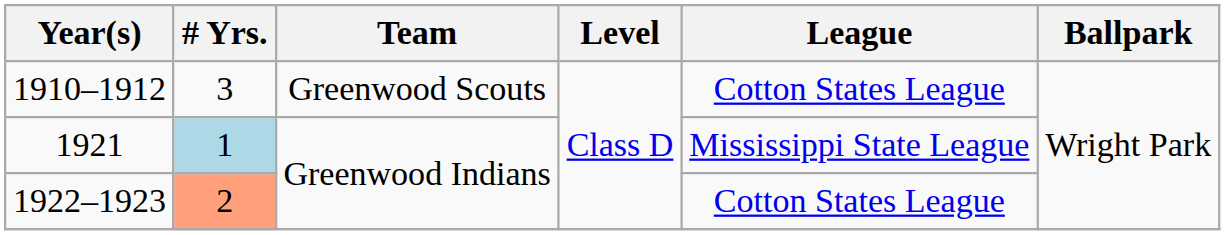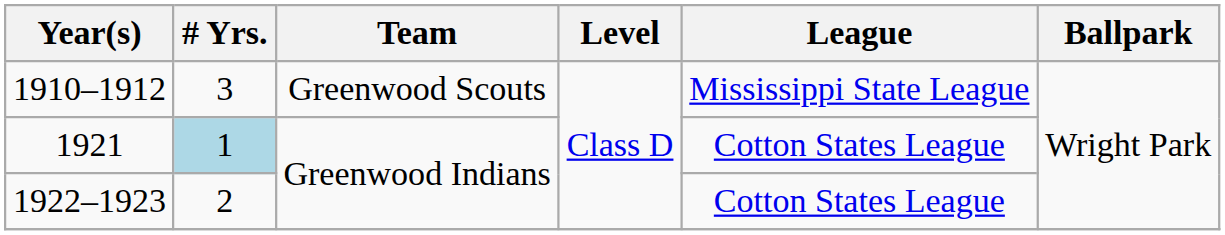(859, 88) Cotton States League -> (859, 88) Mississippi State League
(859, 145) Mississippi State League -> (859, 145) Cotton States League
(225, 201) lightsalmon background -> (225, 201) no background
